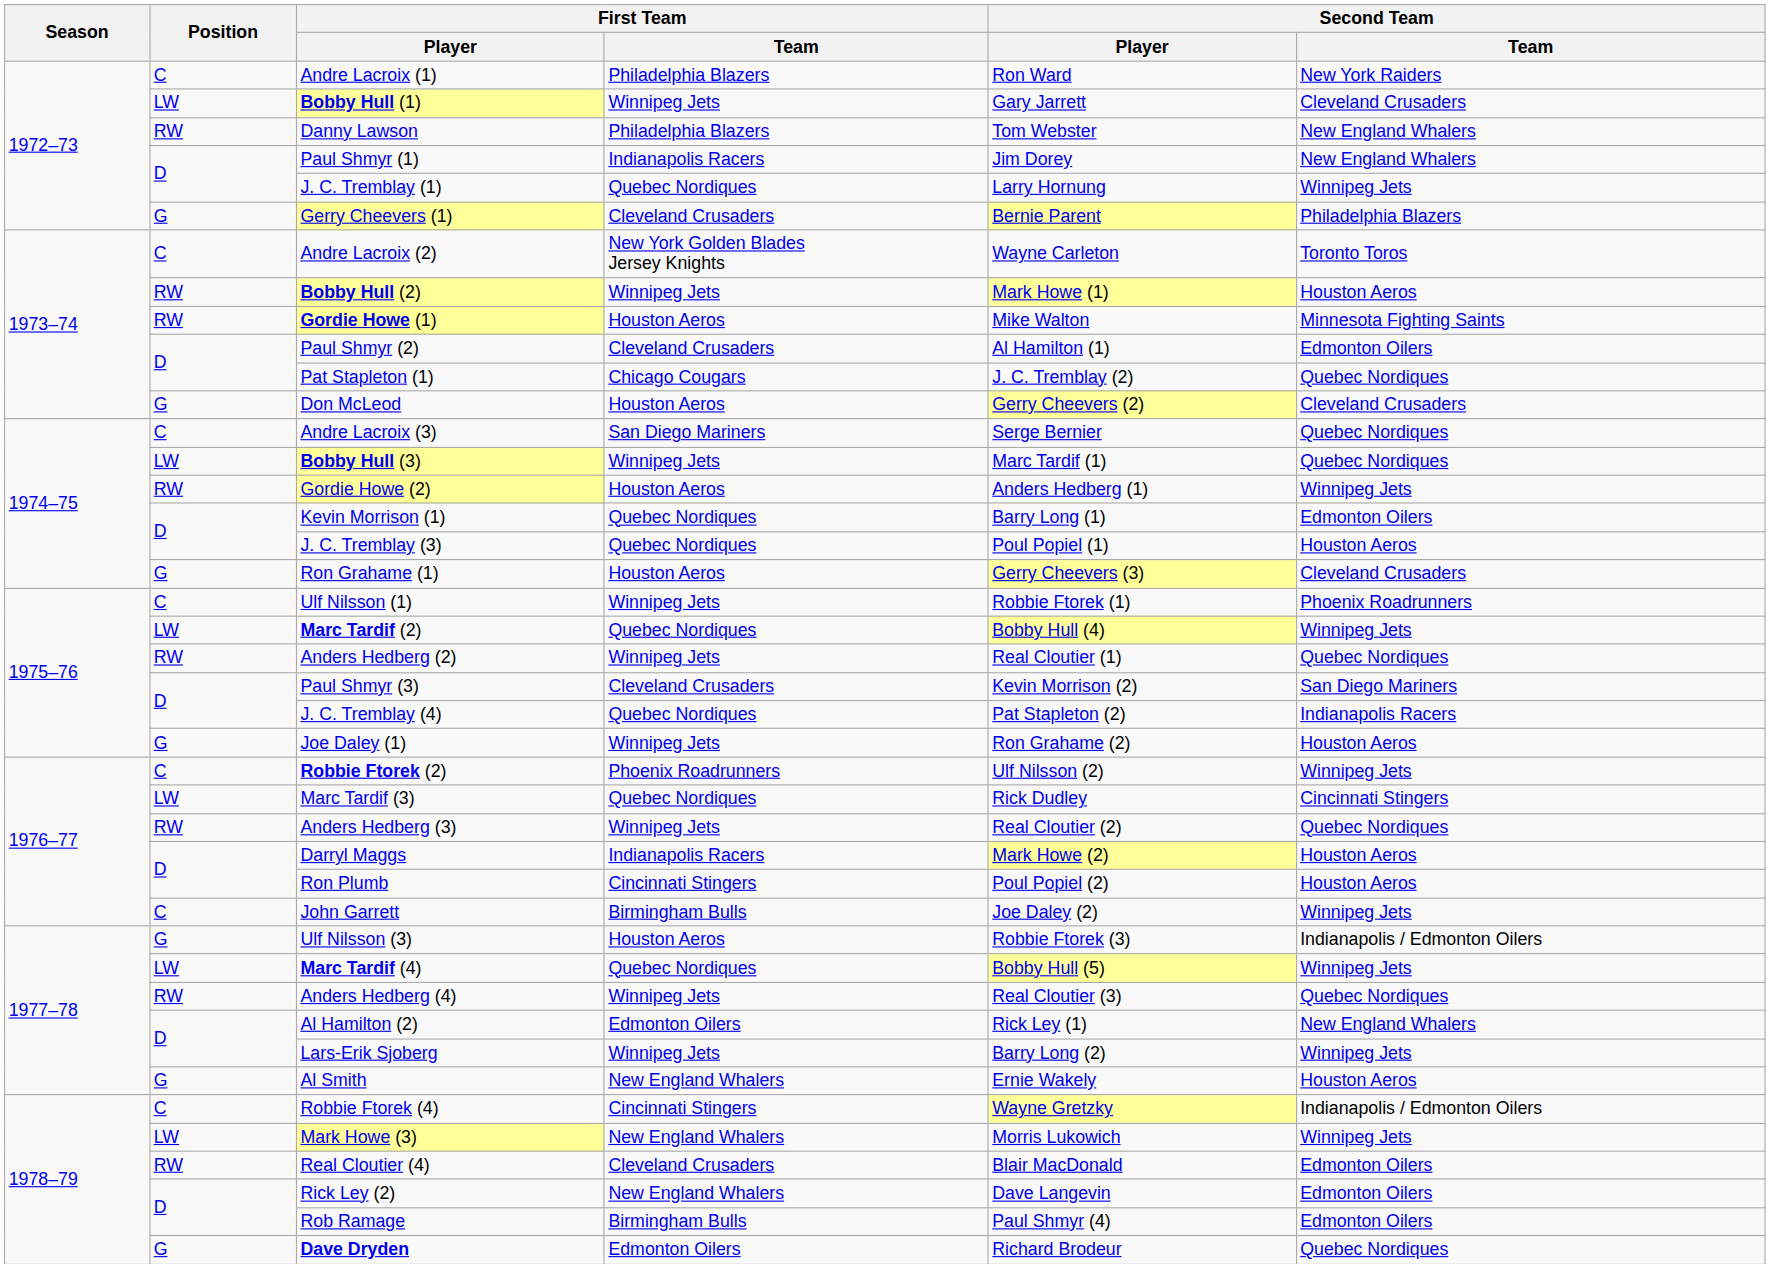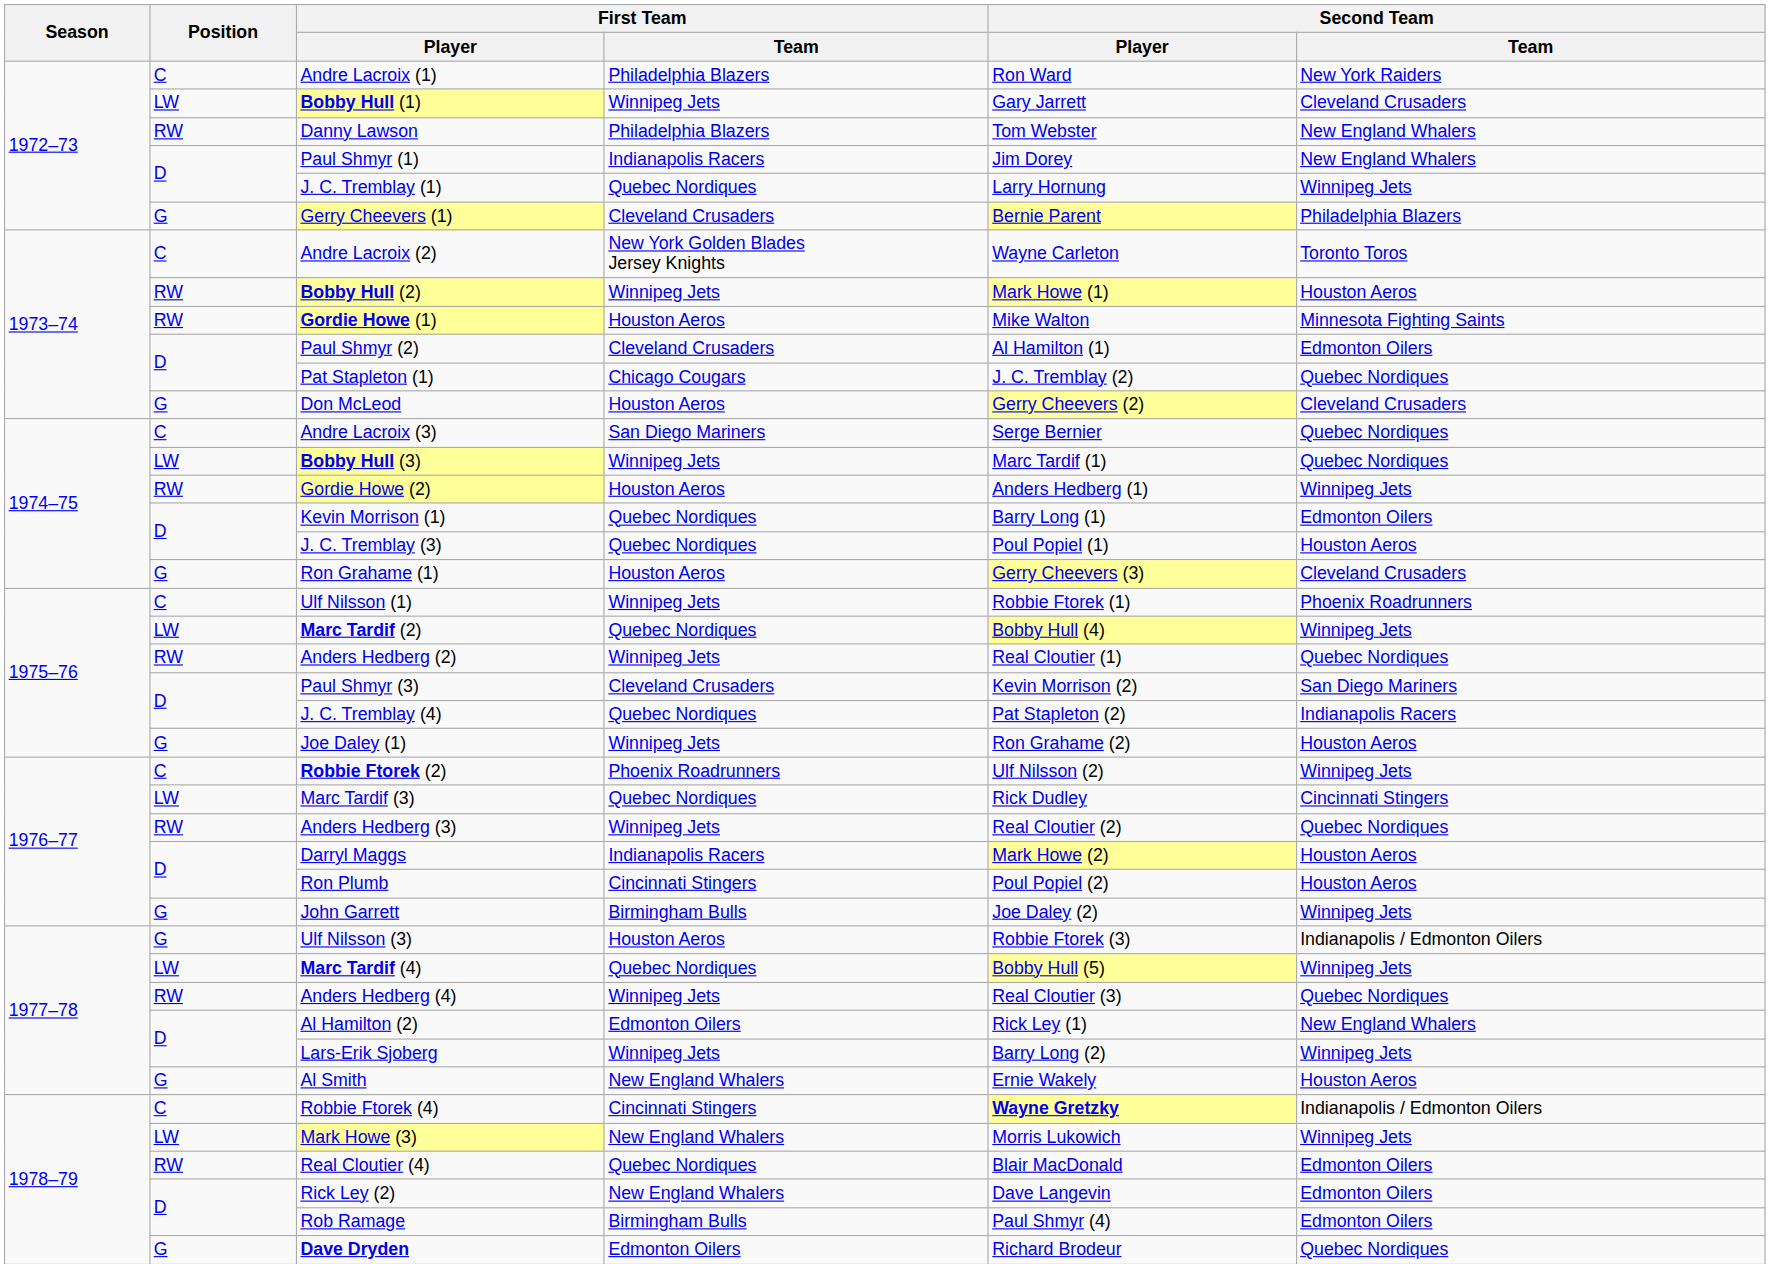(160, 911) C -> (161, 911) G
(1053, 1108) normal -> (1056, 1108) bold
(691, 1165) Cleveland Crusaders -> (682, 1165) Quebec Nordiques
